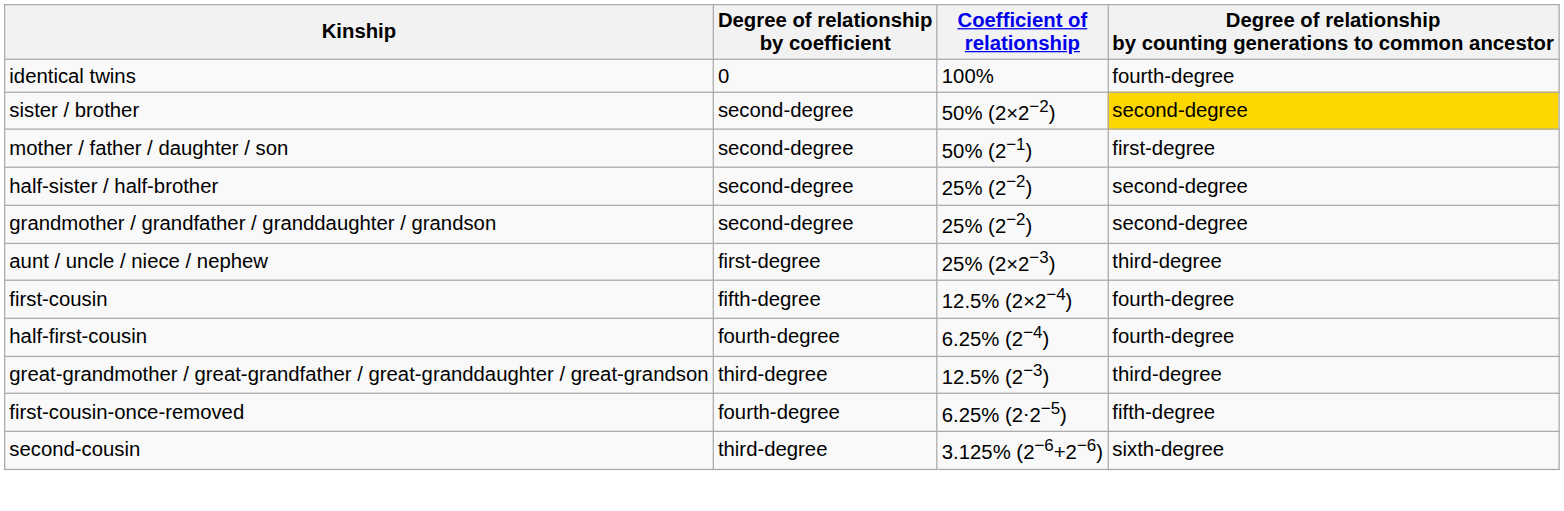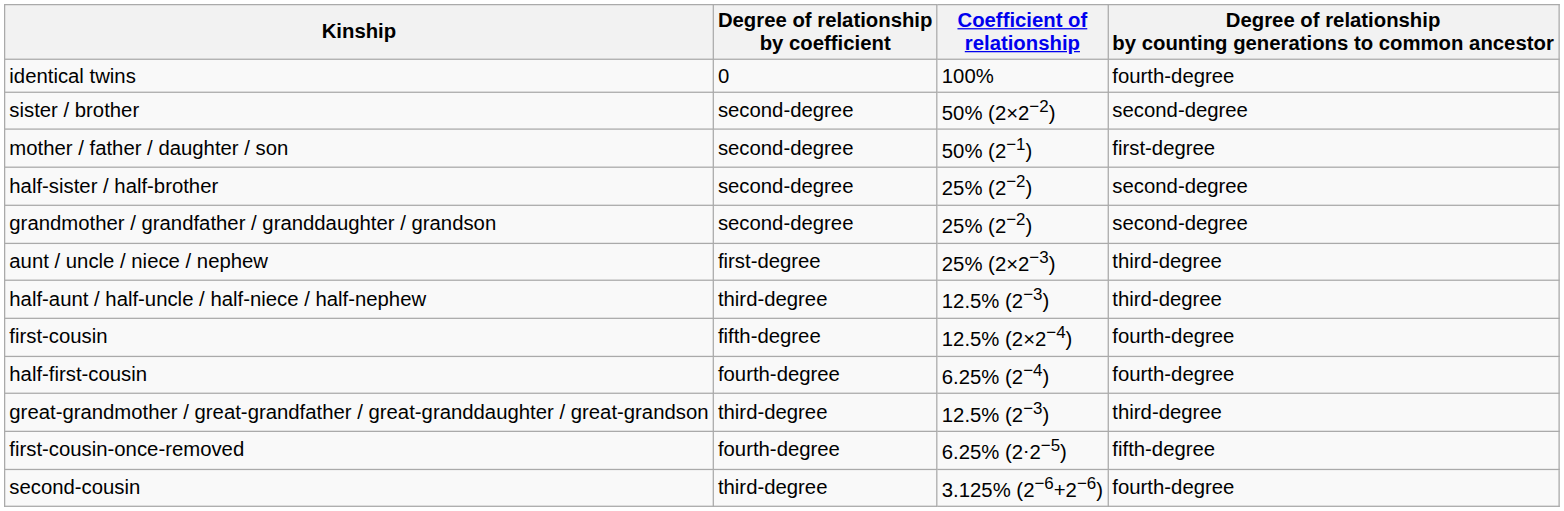(1180, 110) gold background -> (1180, 110) no background
+ row: (218, 299)
(1168, 450) sixth-degree -> (1173, 487) fourth-degree
